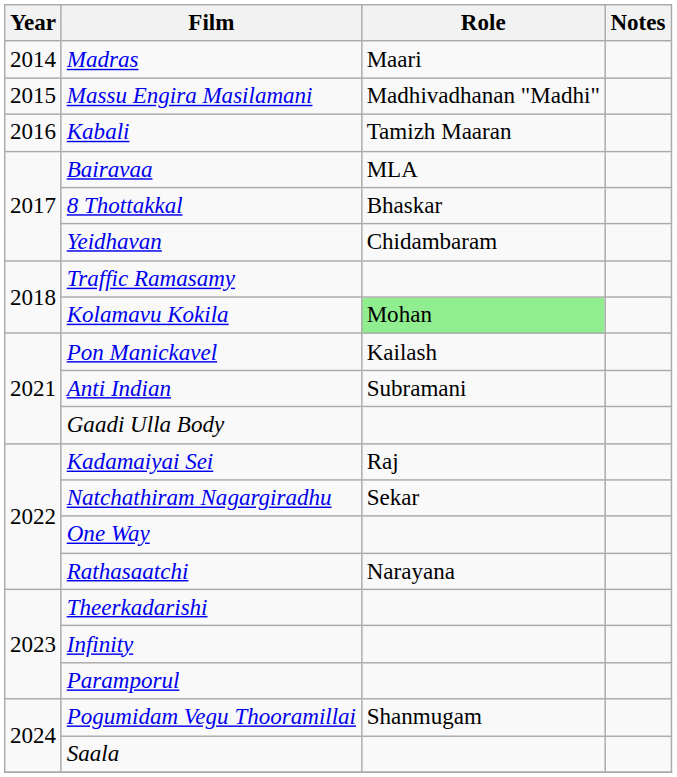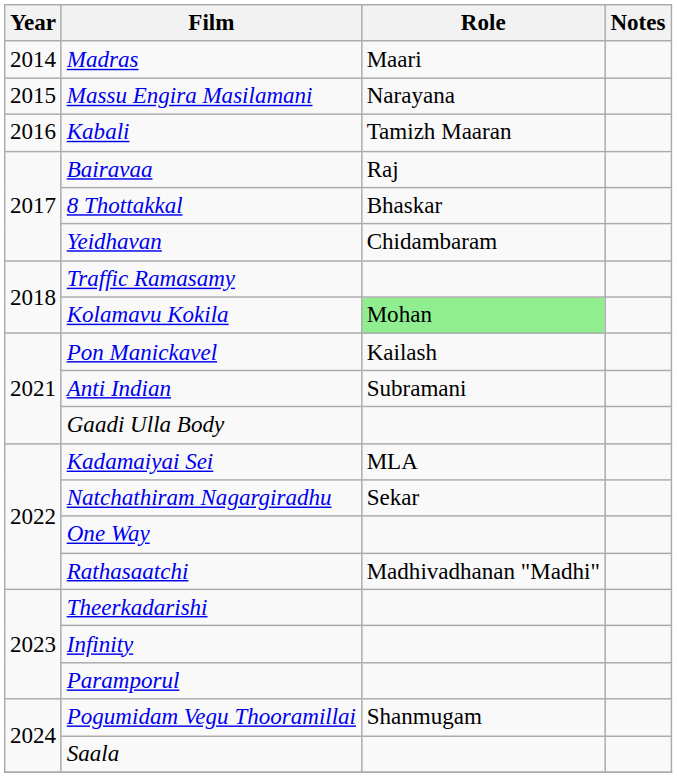(483, 95) Madhivadhanan "Madhi" -> (411, 95) Narayana
(392, 168) MLA -> (383, 168) Raj
(383, 461) Raj -> (392, 461) MLA
(411, 570) Narayana -> (483, 570) Madhivadhanan "Madhi"
